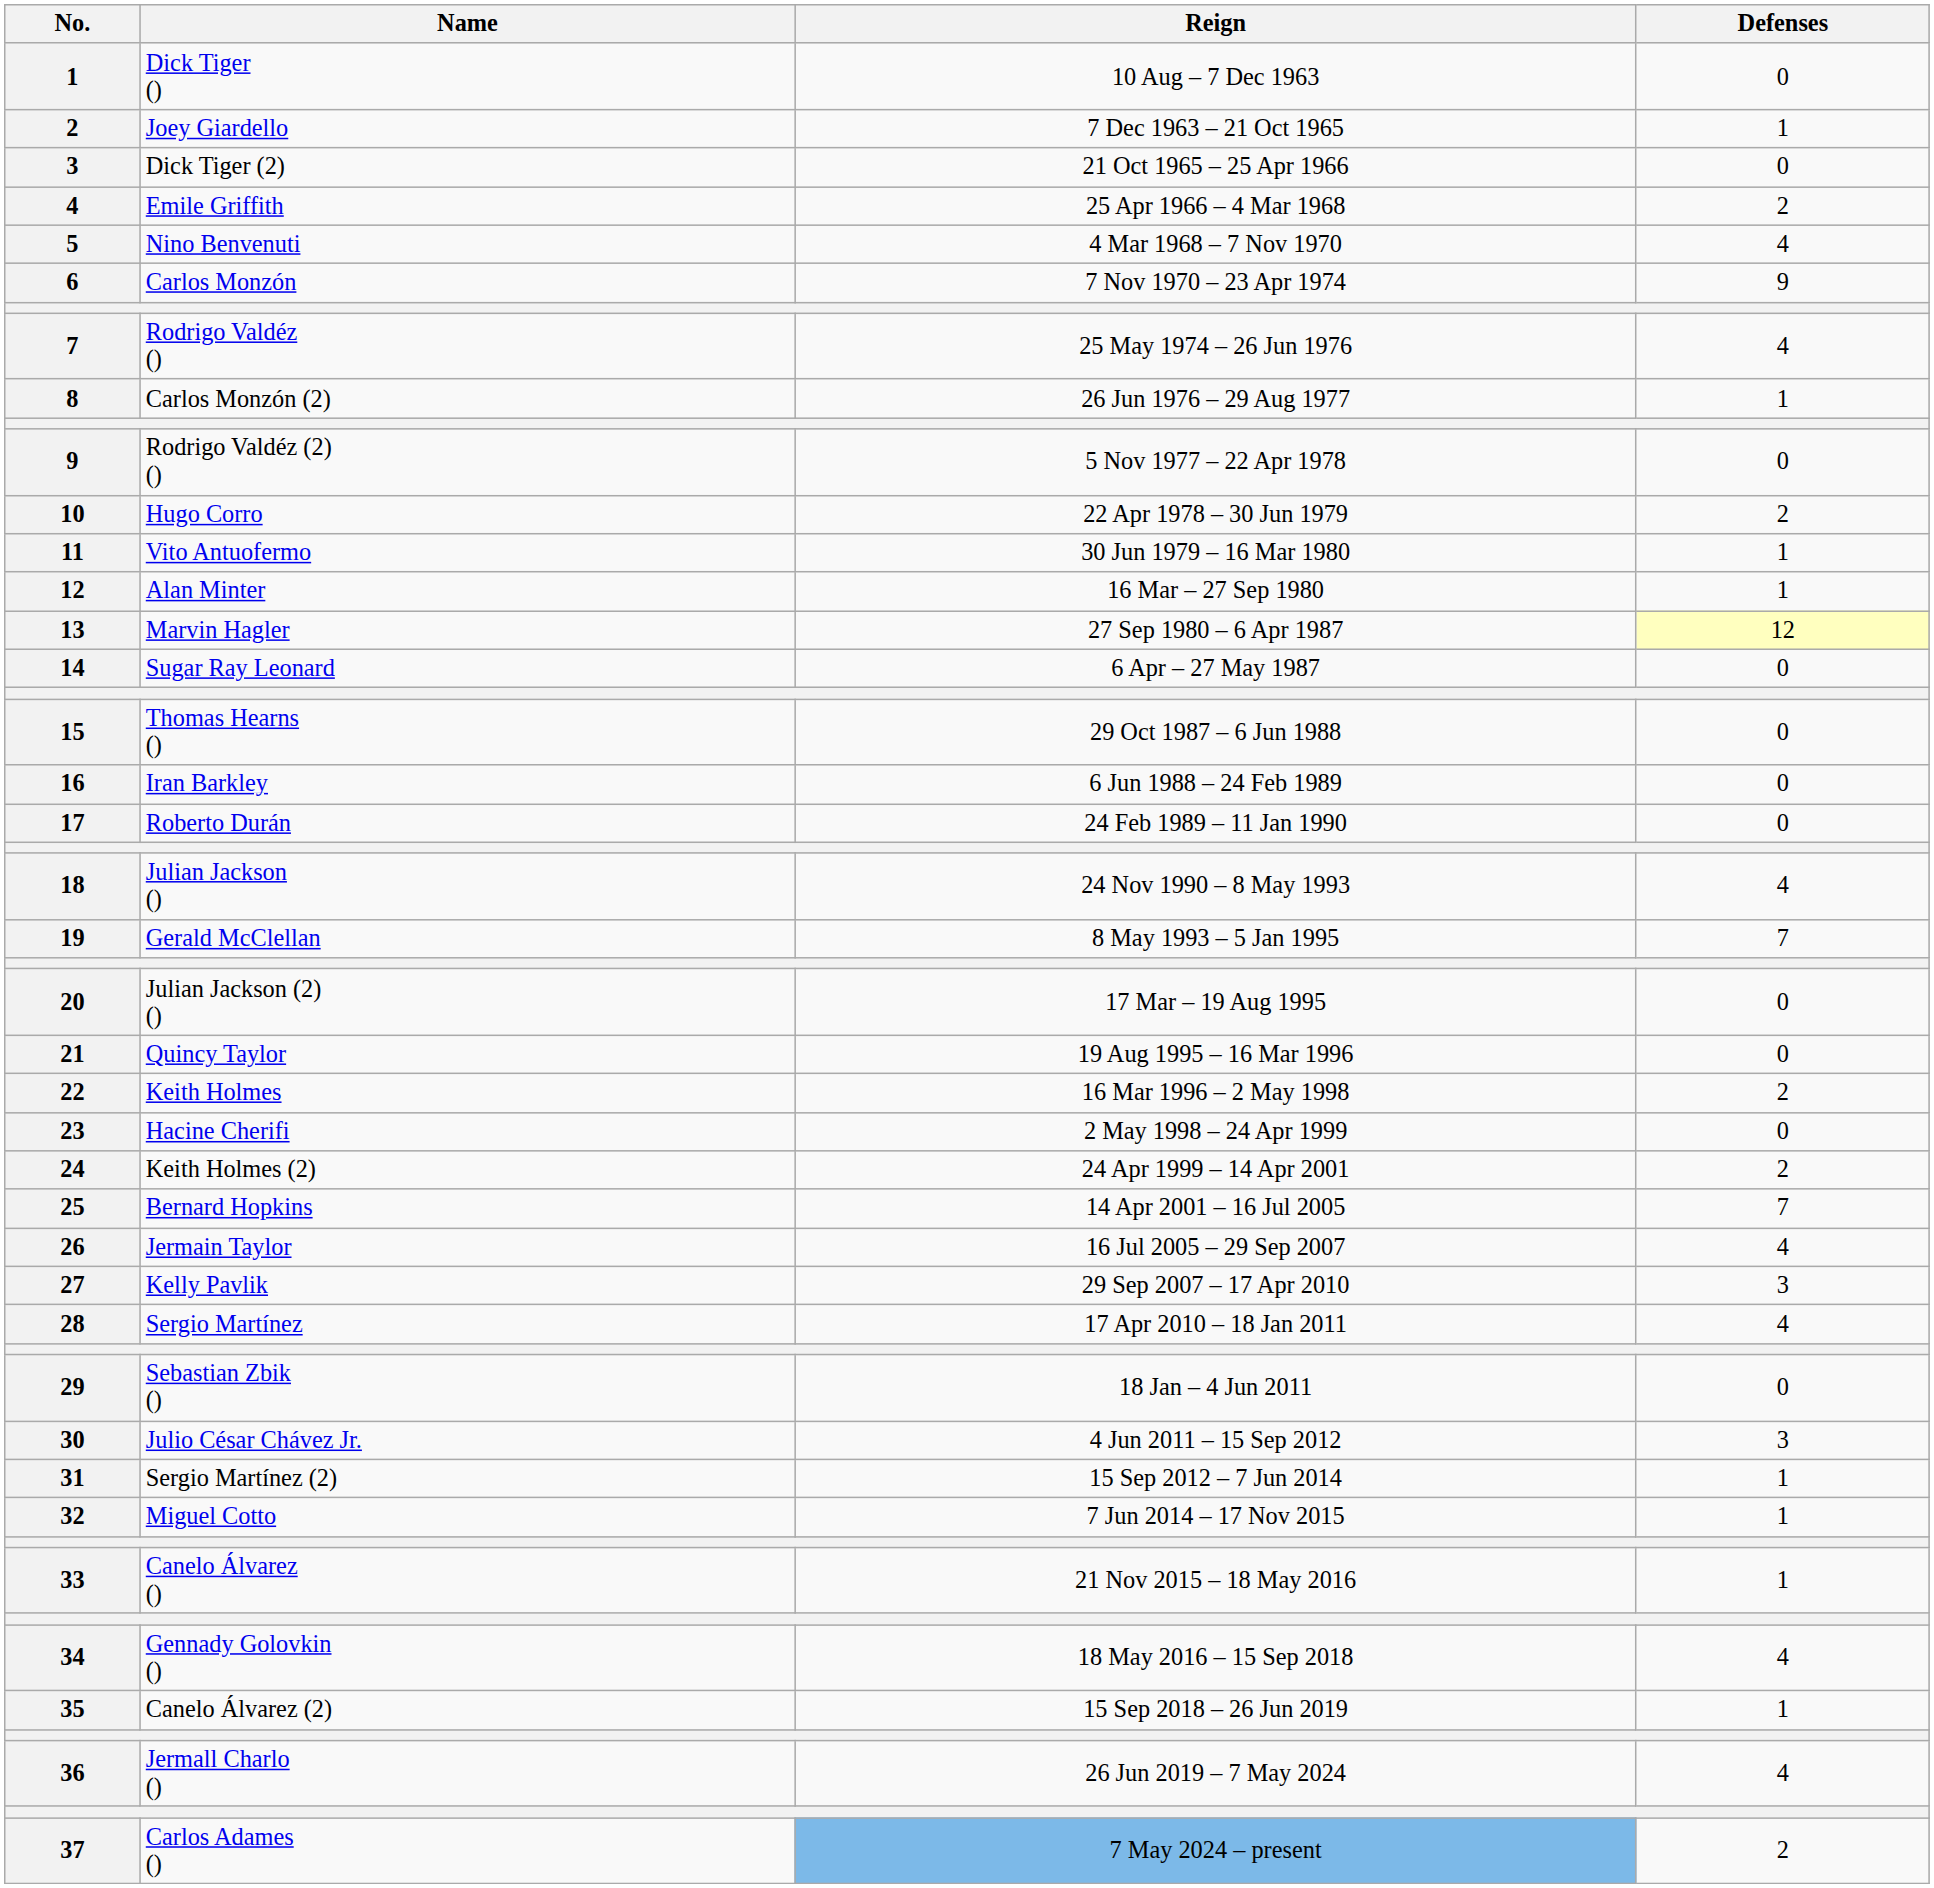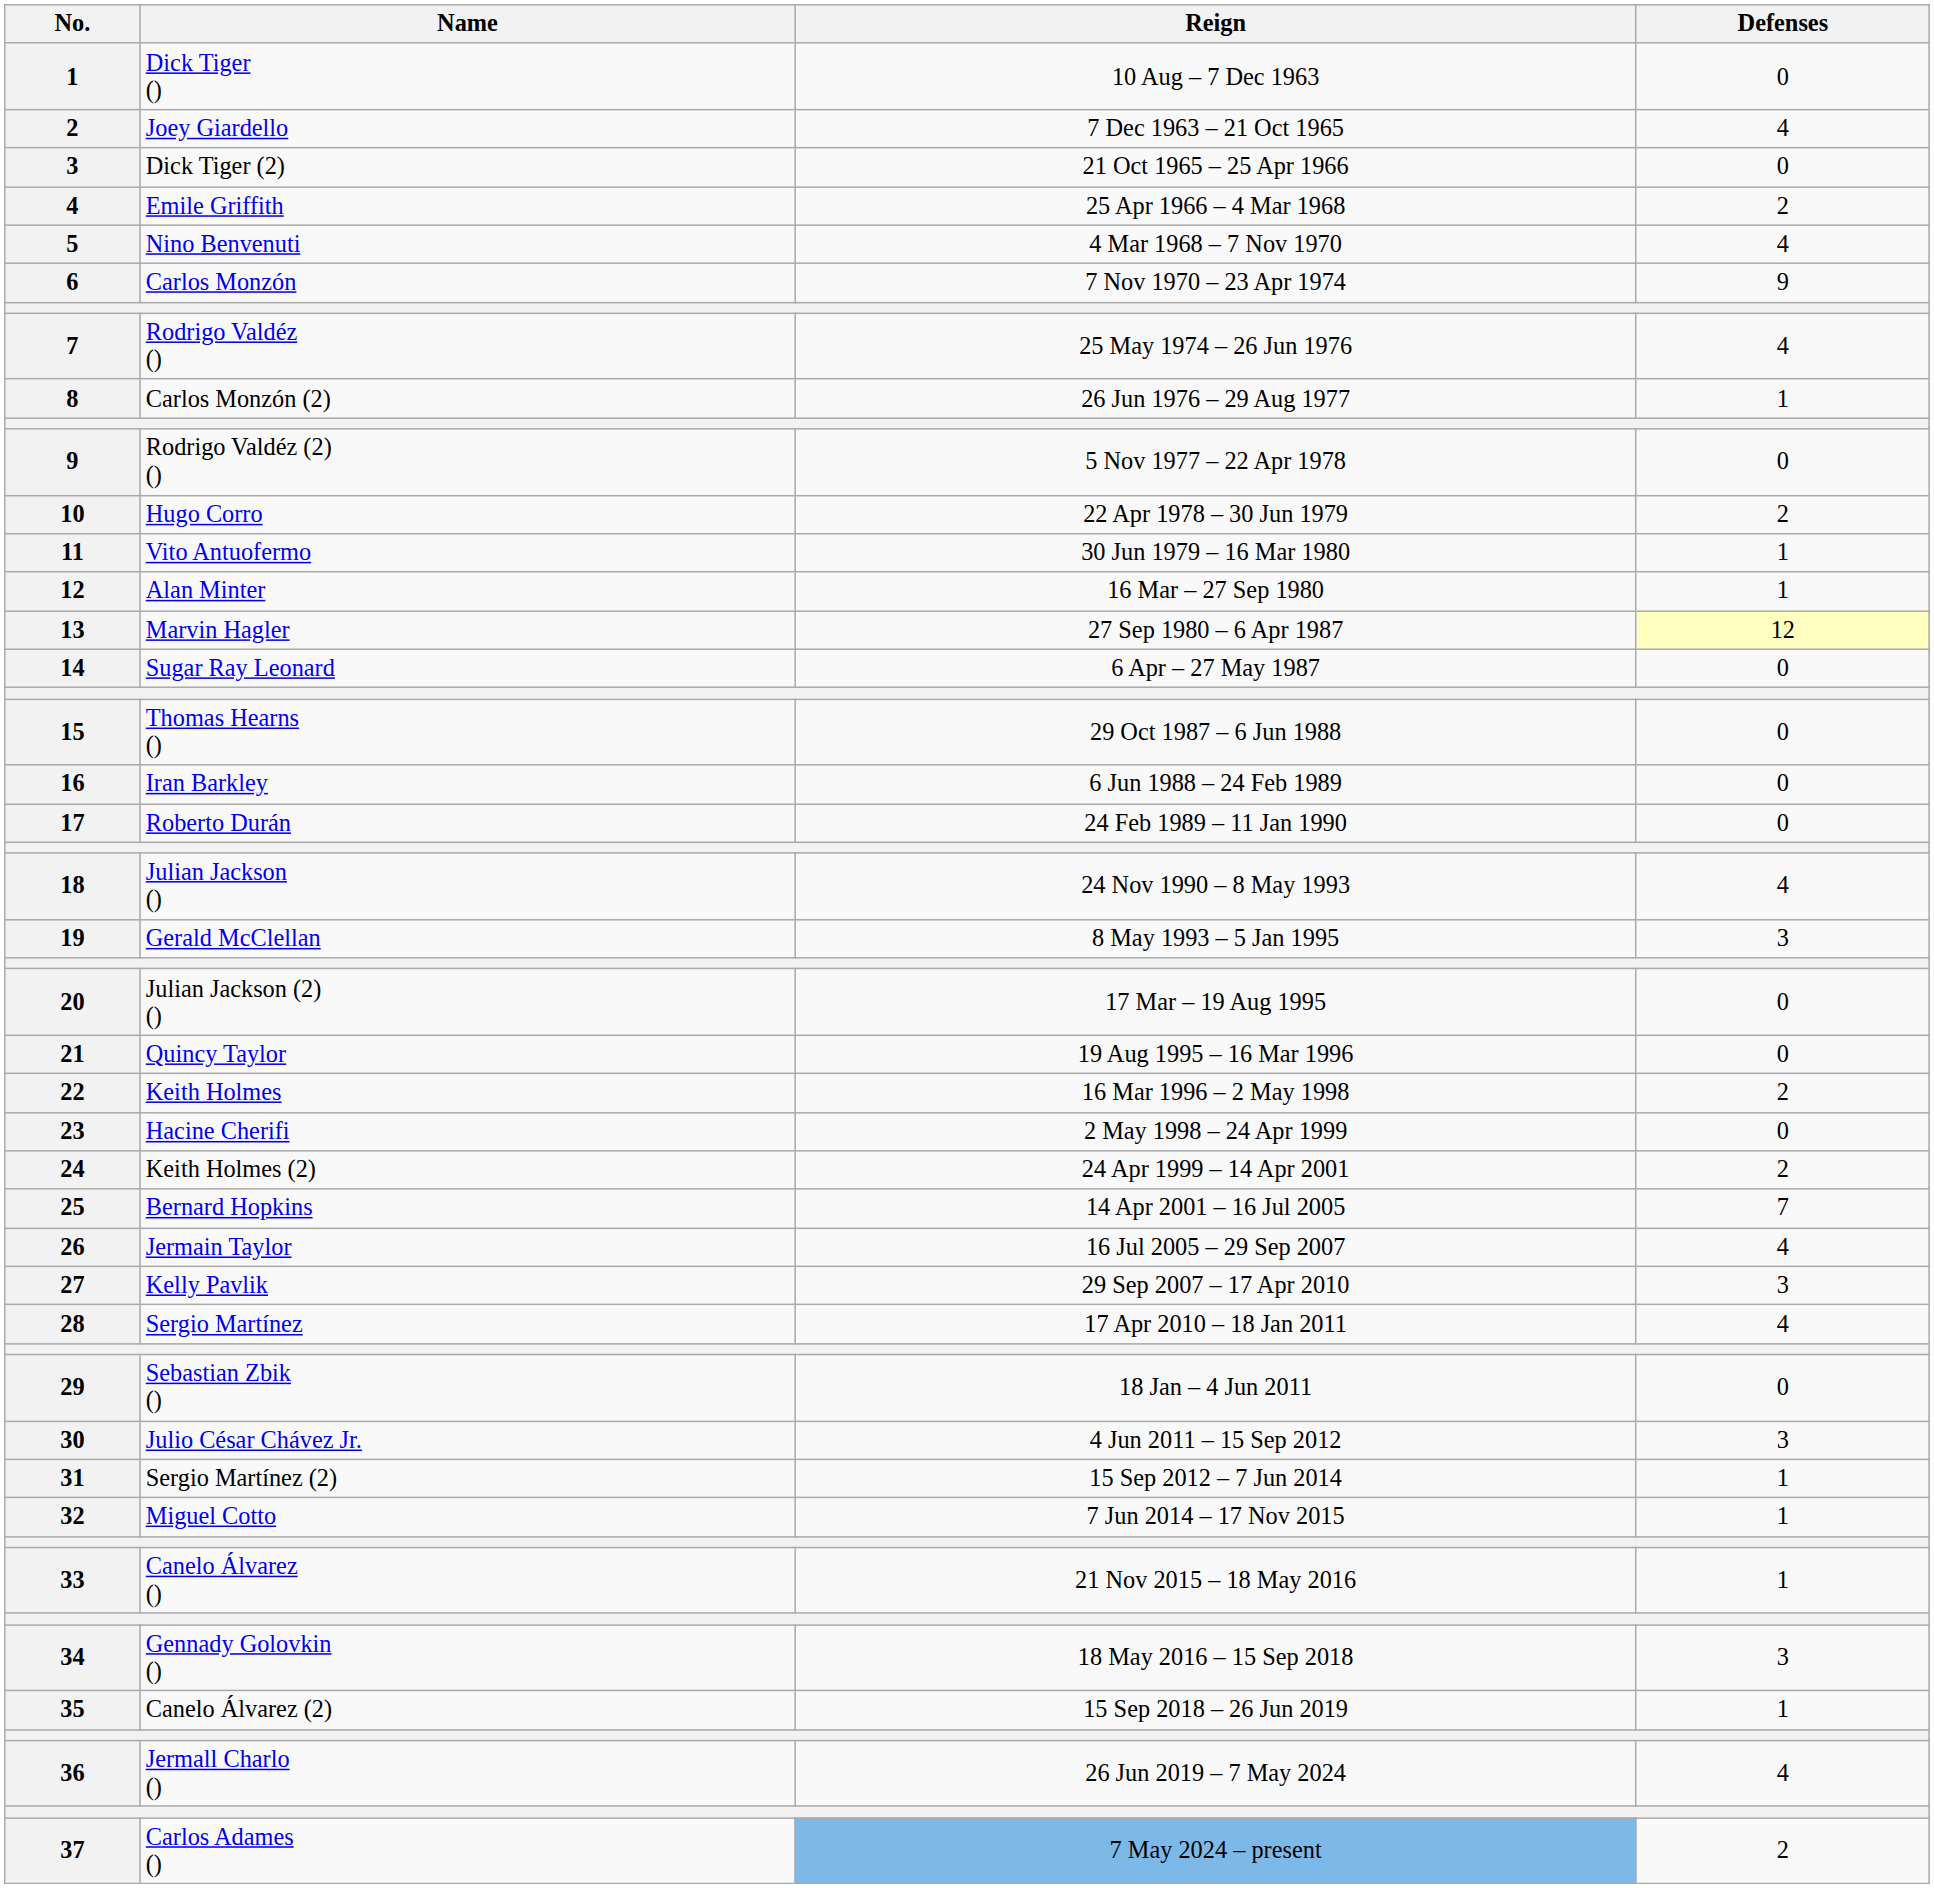(1783, 128) 1 -> (1783, 128) 4
(1783, 938) 7 -> (1783, 938) 3
(1783, 1657) 4 -> (1783, 1657) 3
